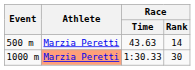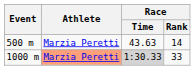(143, 57) no background -> (143, 57) lightgrey background
(177, 57) 30 -> (177, 57) 33
